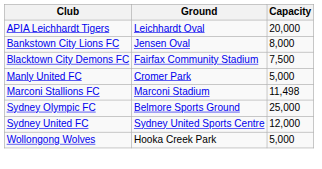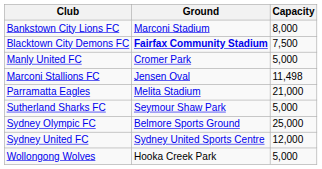- row: (58, 28)
(162, 44) Jensen Oval -> (172, 28) Marconi Stadium
(196, 60) normal -> (201, 44) bold
(172, 92) Marconi Stadium -> (162, 76) Jensen Oval
+ row: (48, 92)
+ row: (56, 108)
